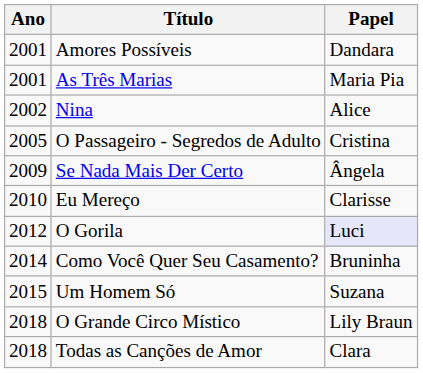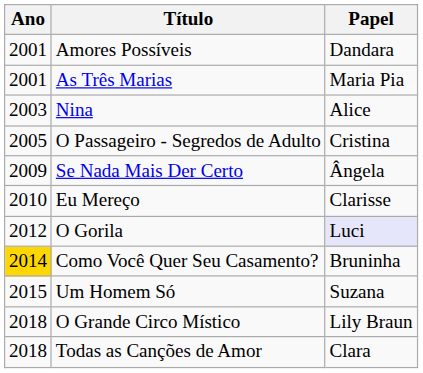(28, 110) 2002 -> (28, 110) 2003
(28, 261) no background -> (28, 261) gold background
